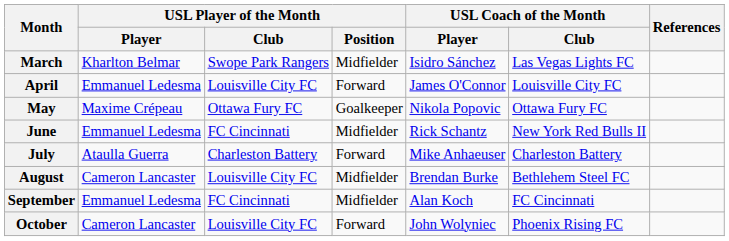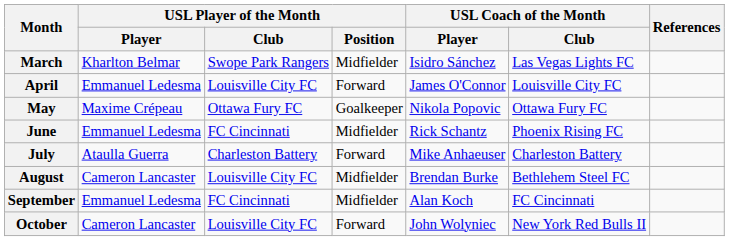(579, 131) New York Red Bulls II -> (568, 131) Phoenix Rising FC
(568, 223) Phoenix Rising FC -> (579, 223) New York Red Bulls II
